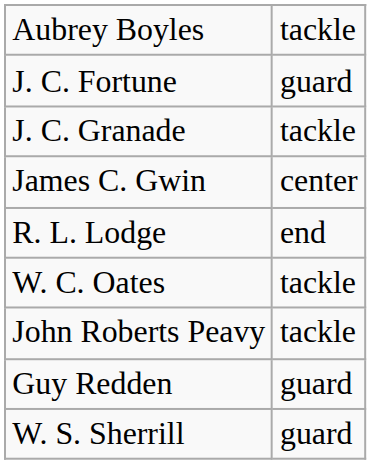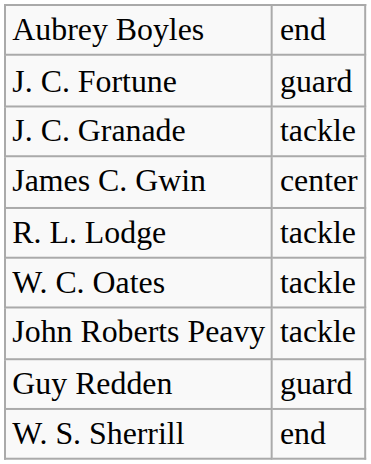(318, 29) tackle -> (303, 29) end
(303, 231) end -> (318, 231) tackle
(316, 433) guard -> (303, 433) end
